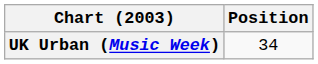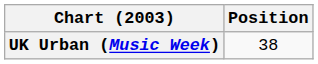(268, 46) 34 -> (268, 46) 38
